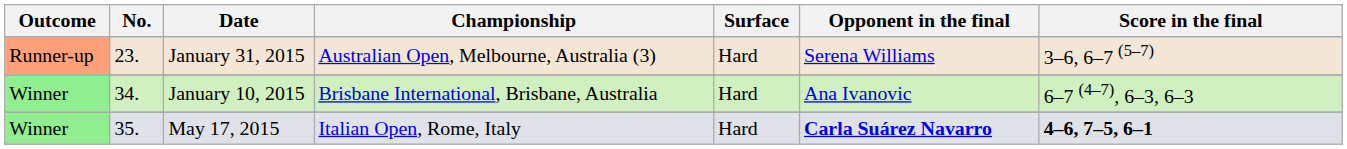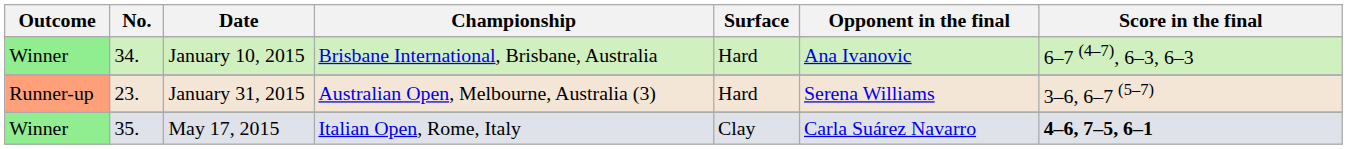rows swapped: (237, 92) <-> (237, 55)
(738, 127) Hard -> (737, 127) Clay
(898, 127) bold -> (890, 127) normal
